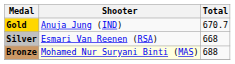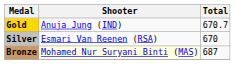(210, 39) 668 -> (210, 39) 670
(210, 53) 688 -> (210, 53) 687
